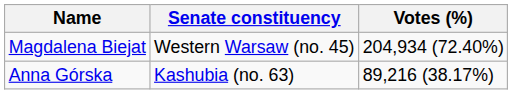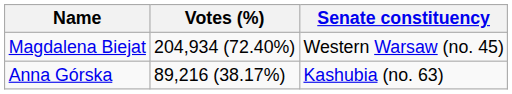columns swapped: (254, 18) <-> (433, 18)
